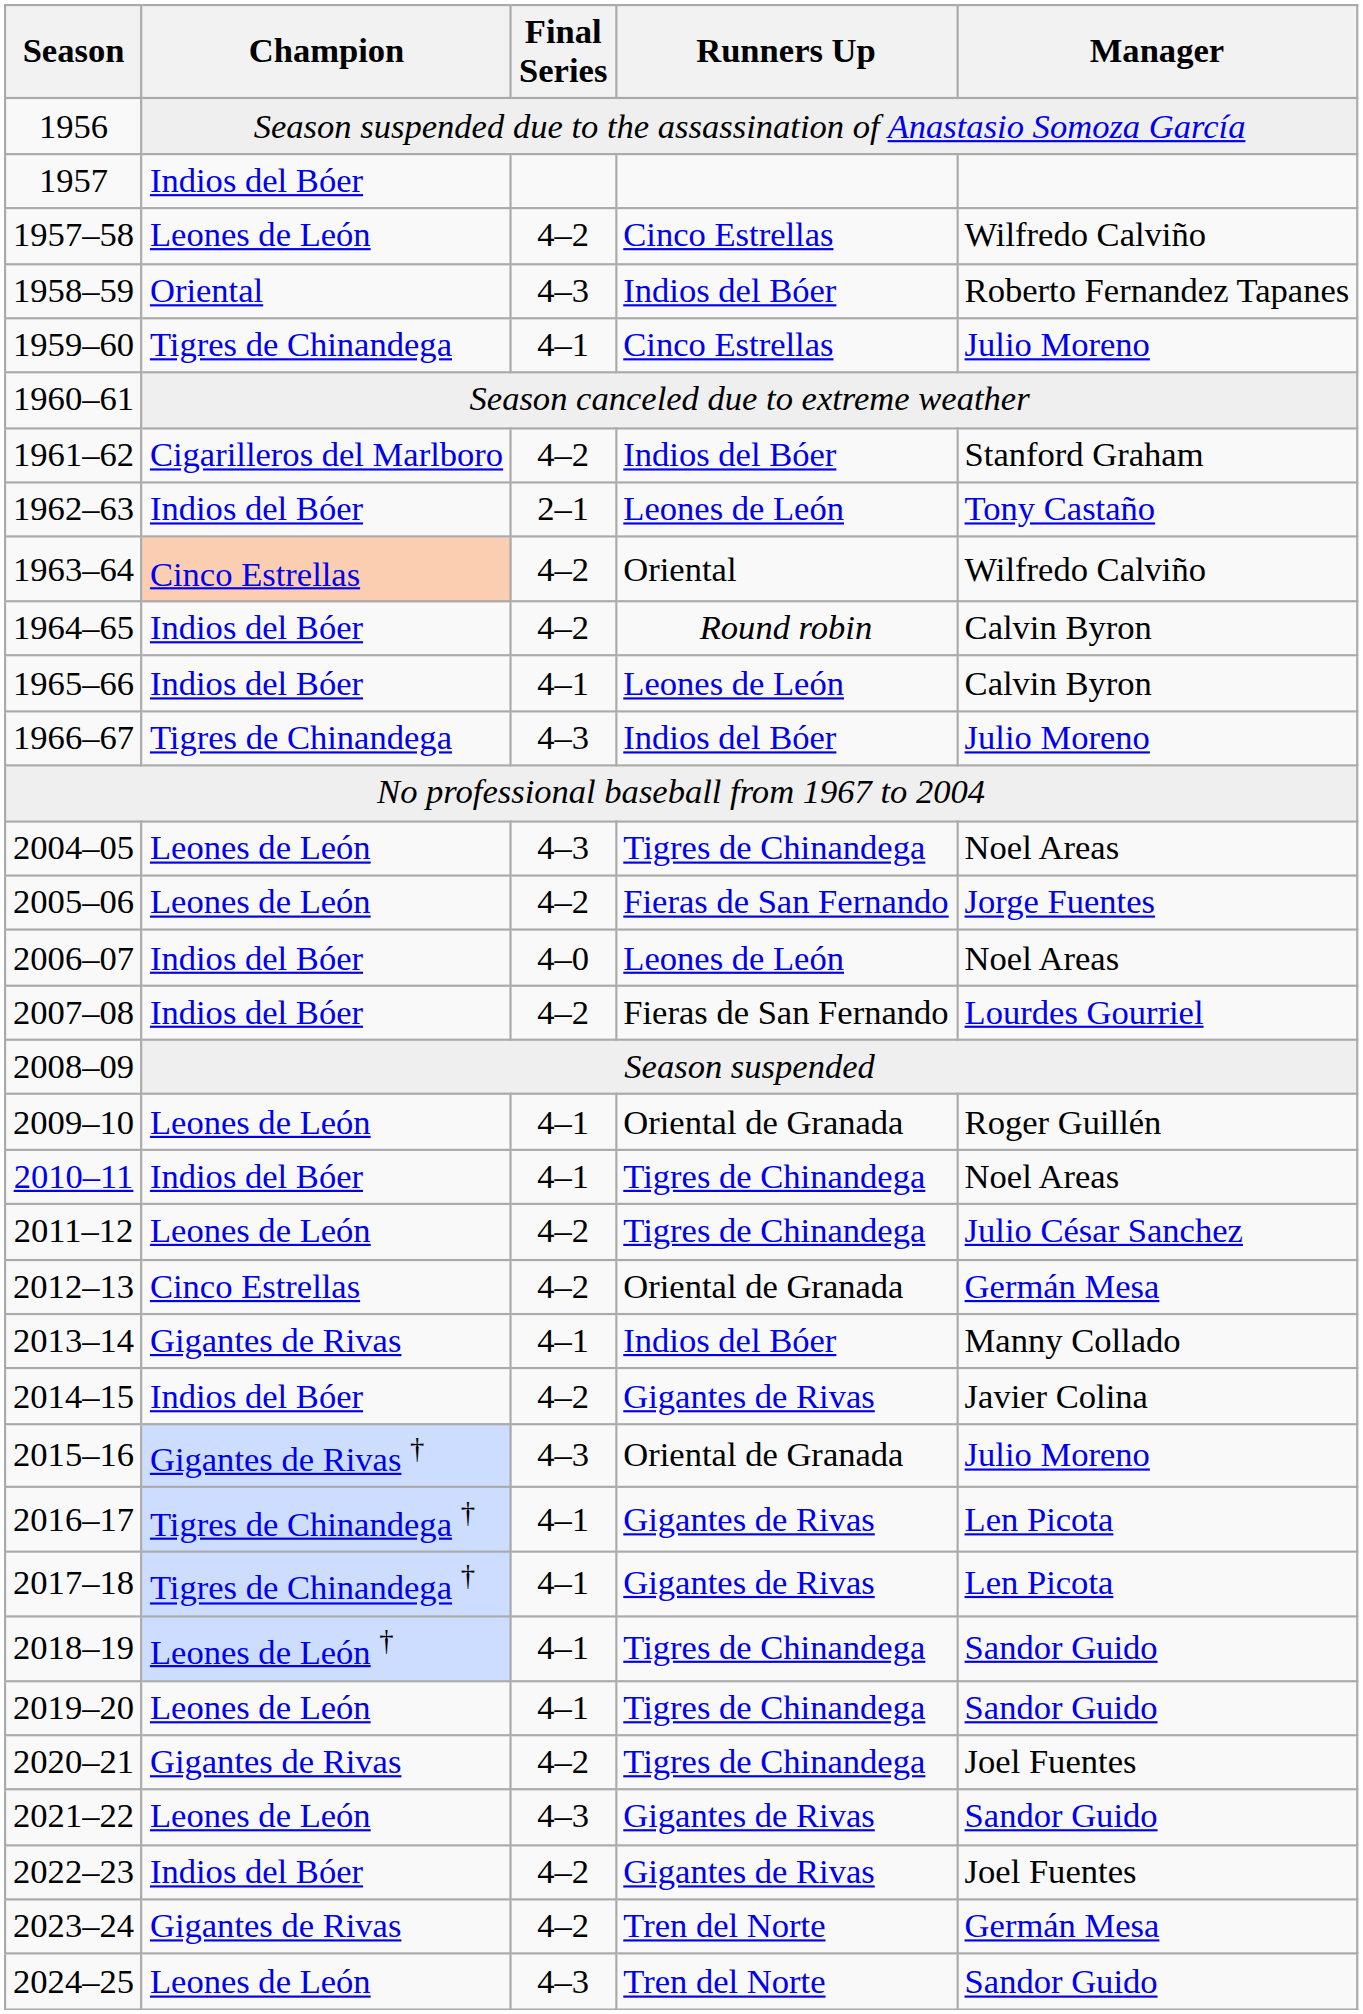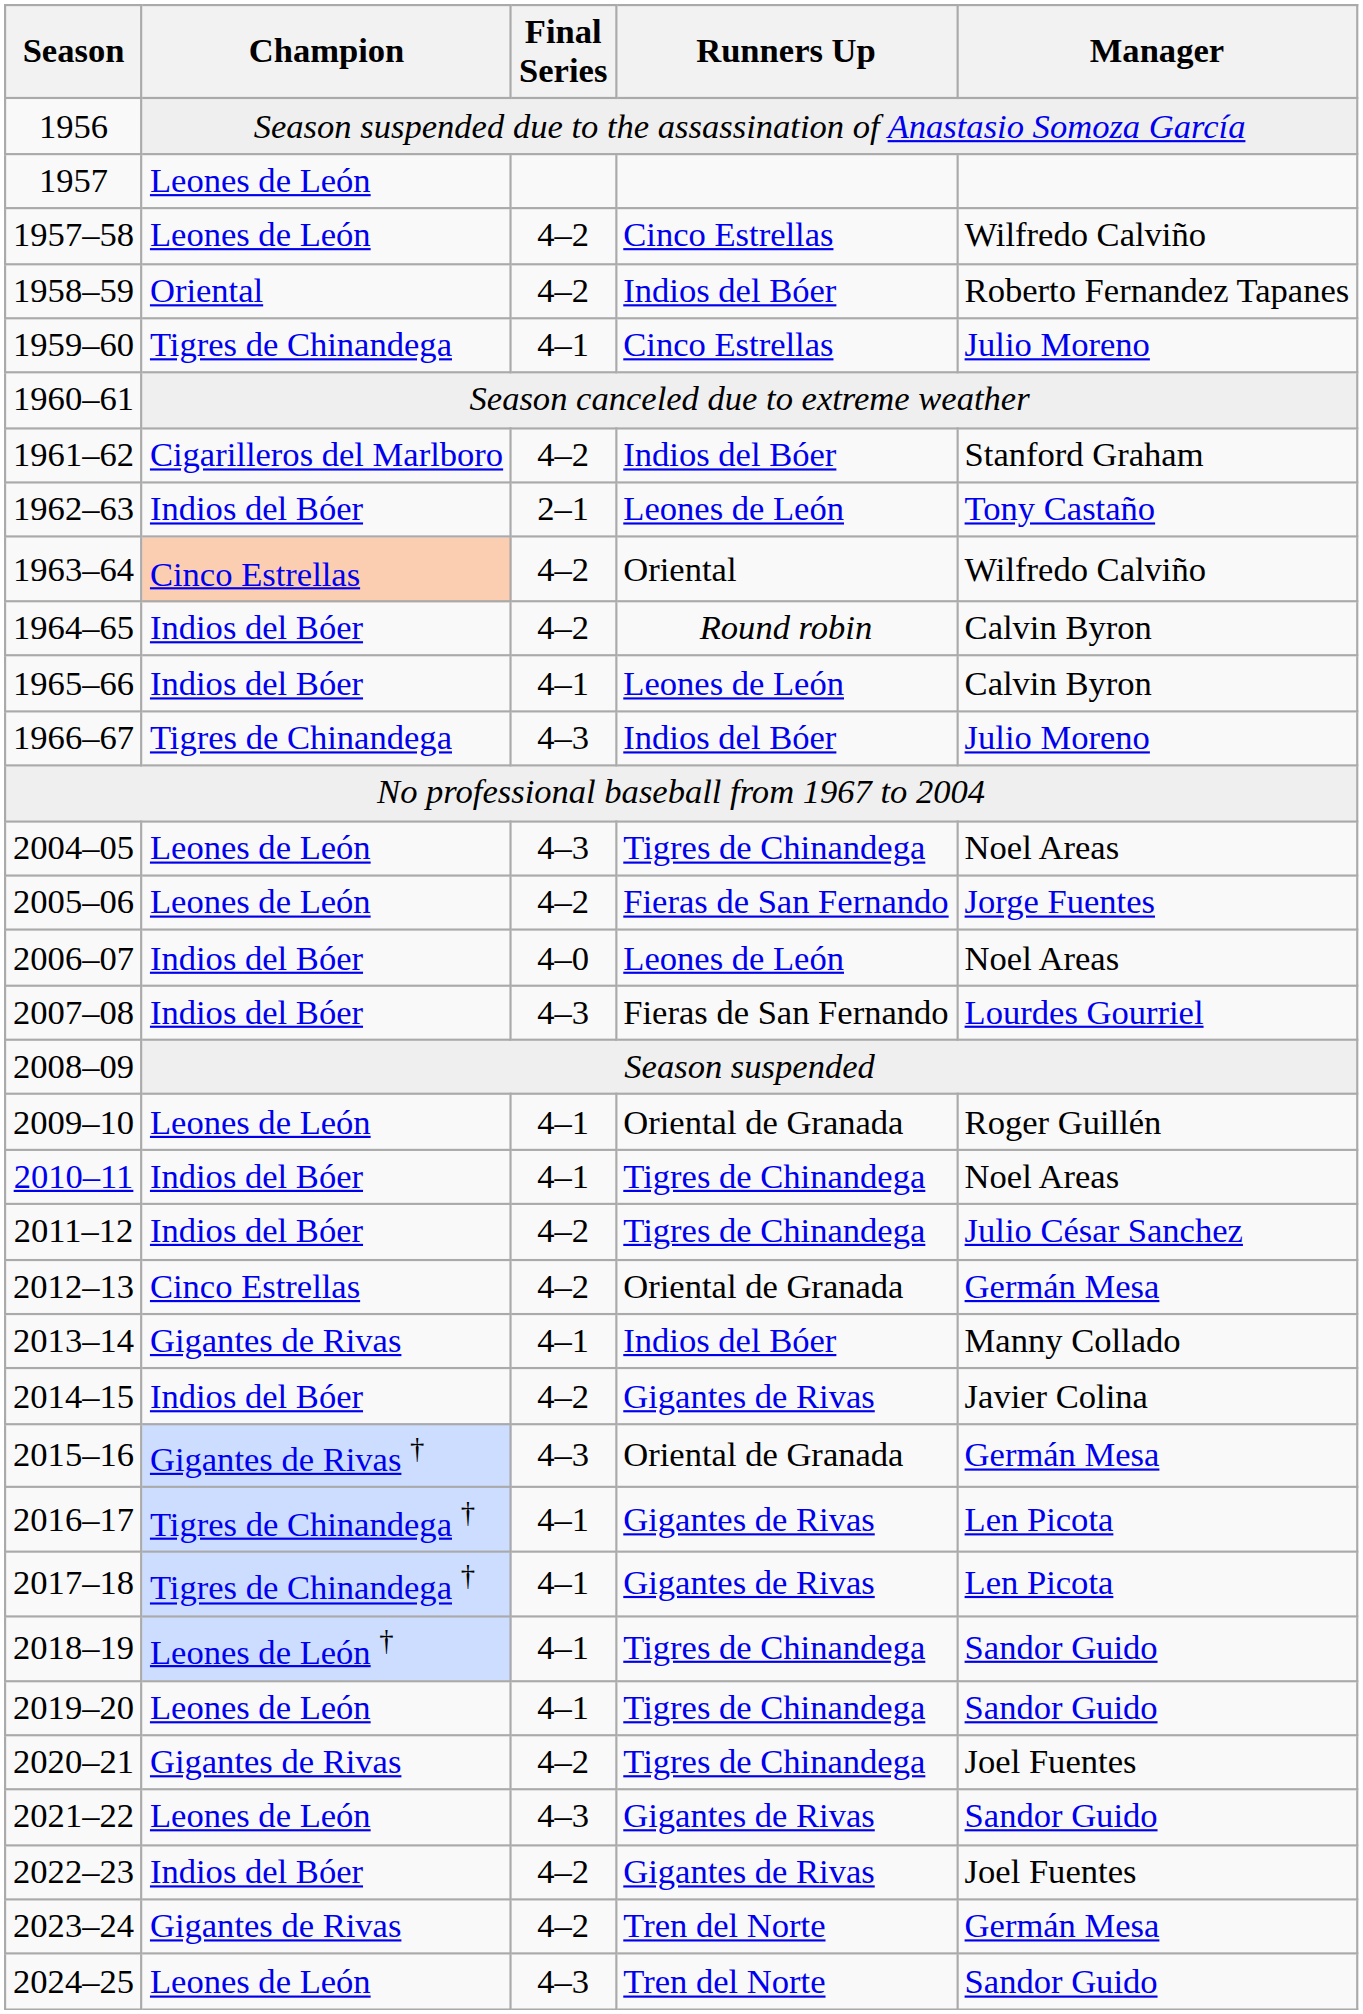(256, 180) Indios del Bóer -> (260, 180) Leones de León
(563, 290) 4–3 -> (563, 290) 4–2
(563, 1011) 4–2 -> (563, 1011) 4–3
(260, 1231) Leones de León -> (256, 1231) Indios del Bóer
(1057, 1455) Julio Moreno -> (1062, 1455) Germán Mesa
